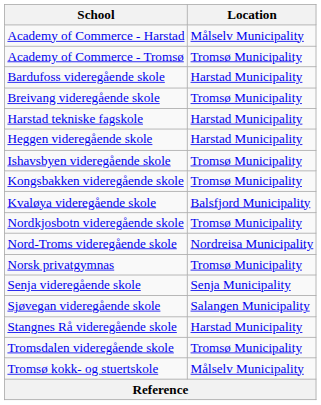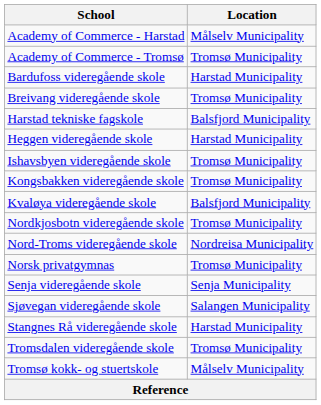(246, 118) Harstad Municipality -> (250, 118) Balsfjord Municipality
